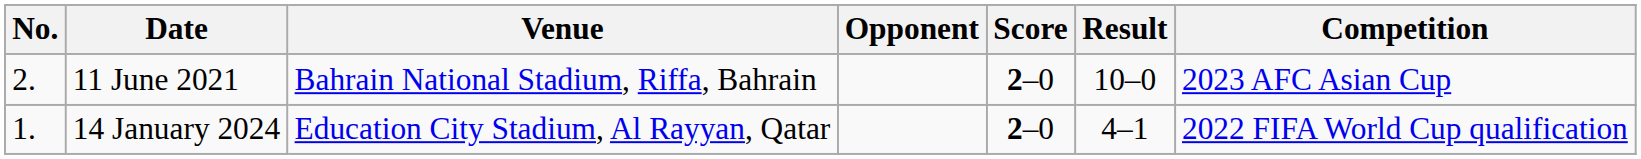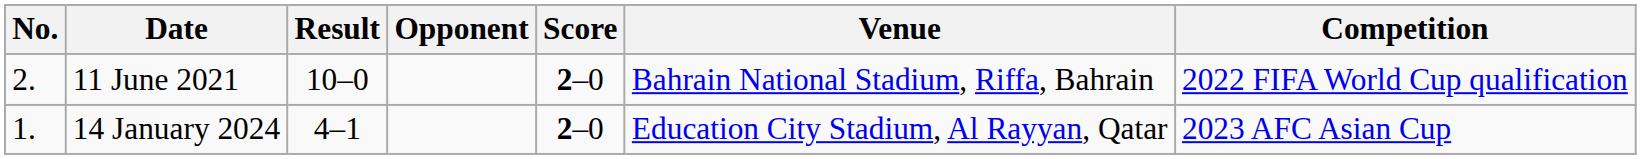columns swapped: (562, 29) <-> (1125, 29)
(1317, 79) 2023 AFC Asian Cup -> (1405, 79) 2022 FIFA World Cup qualification
(1405, 128) 2022 FIFA World Cup qualification -> (1317, 128) 2023 AFC Asian Cup
